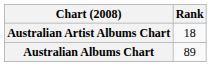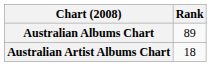rows swapped: (89, 52) <-> (89, 33)
